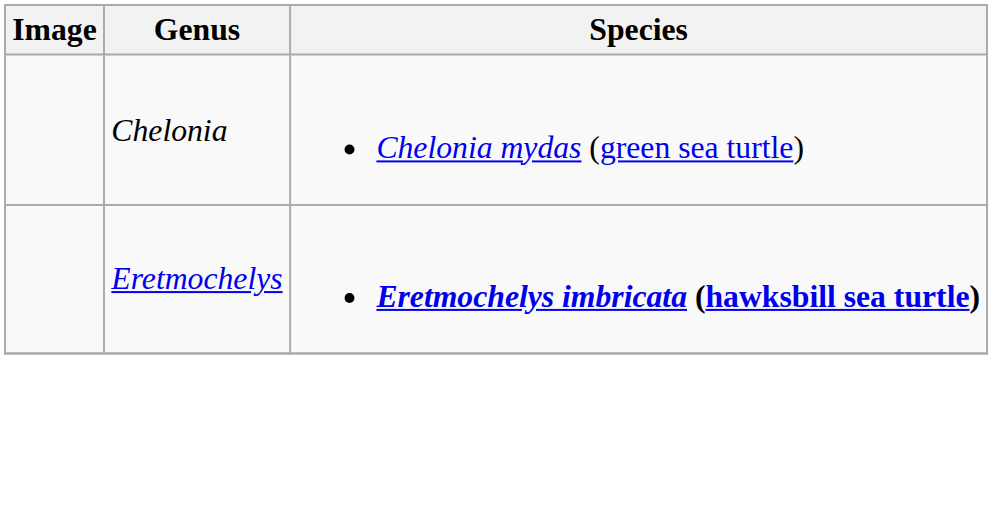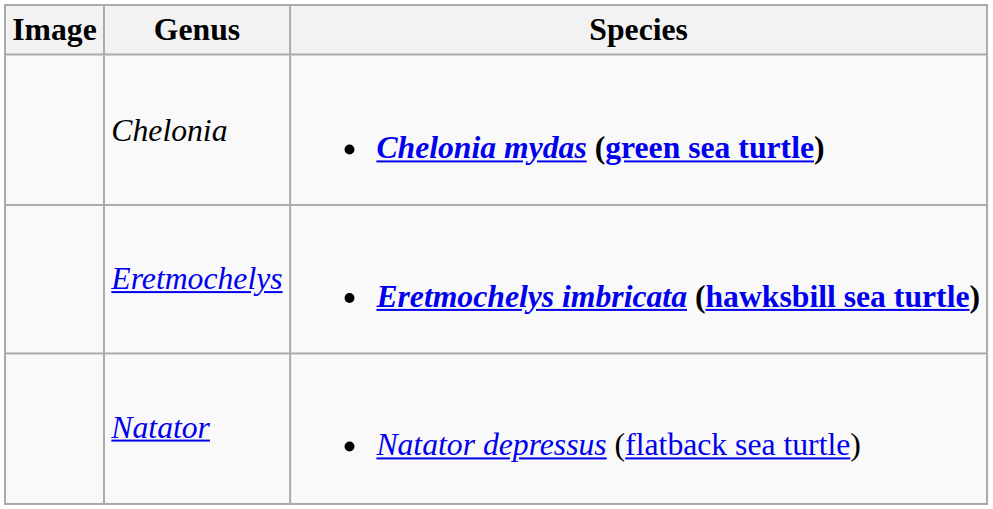(639, 148) normal -> (639, 148) bold
+ row: (161, 427)
